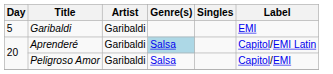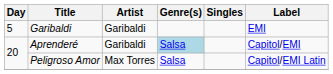(277, 45) Capitol/EMI Latin -> (274, 45) Capitol/EMI
(125, 61) Garibaldi -> (130, 61) Max Torres
(265, 61) Capitol/EMI -> (287, 61) Capitol/EMI Latin
